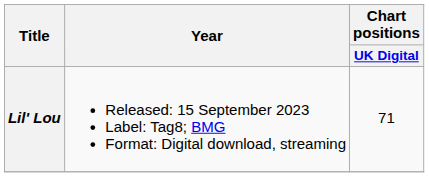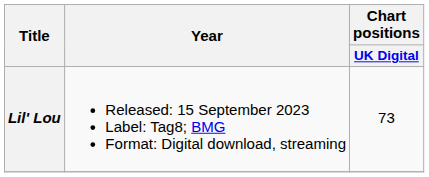(386, 119) 71 -> (386, 119) 73
